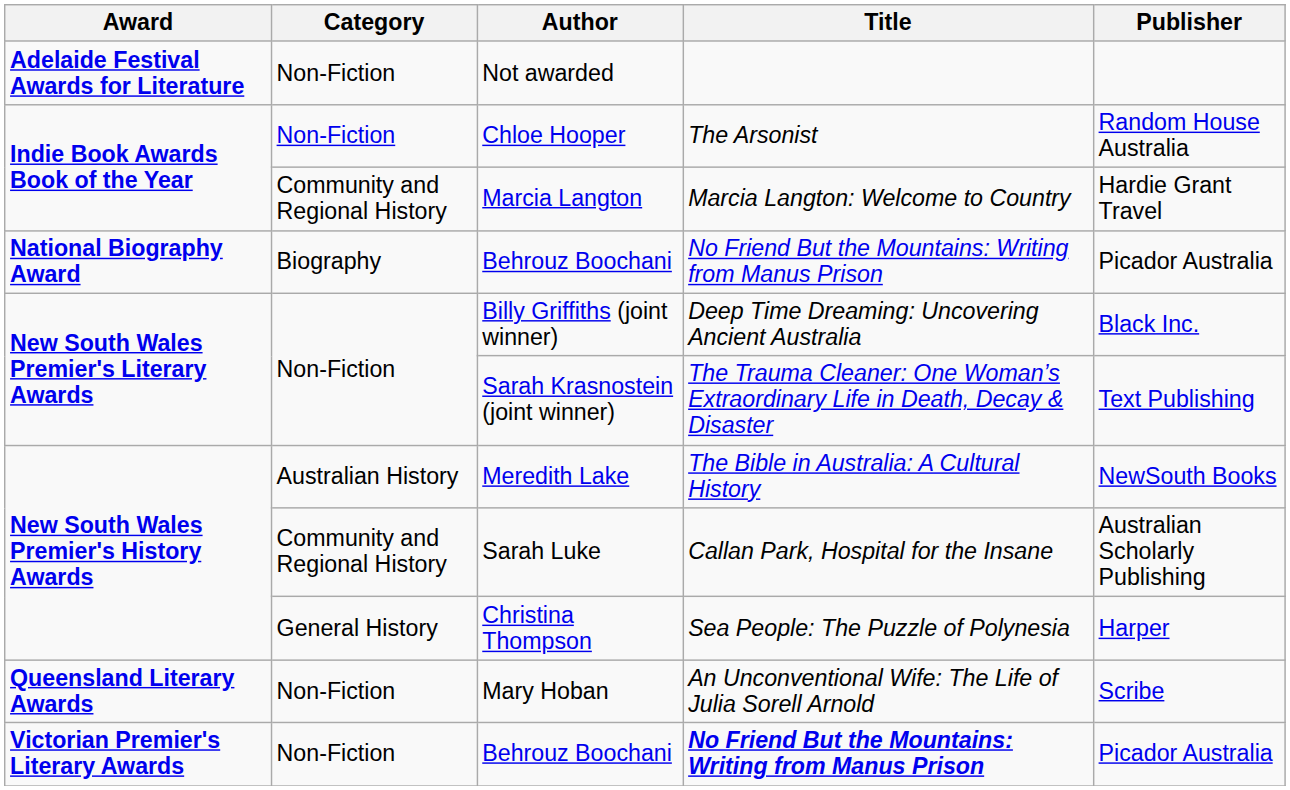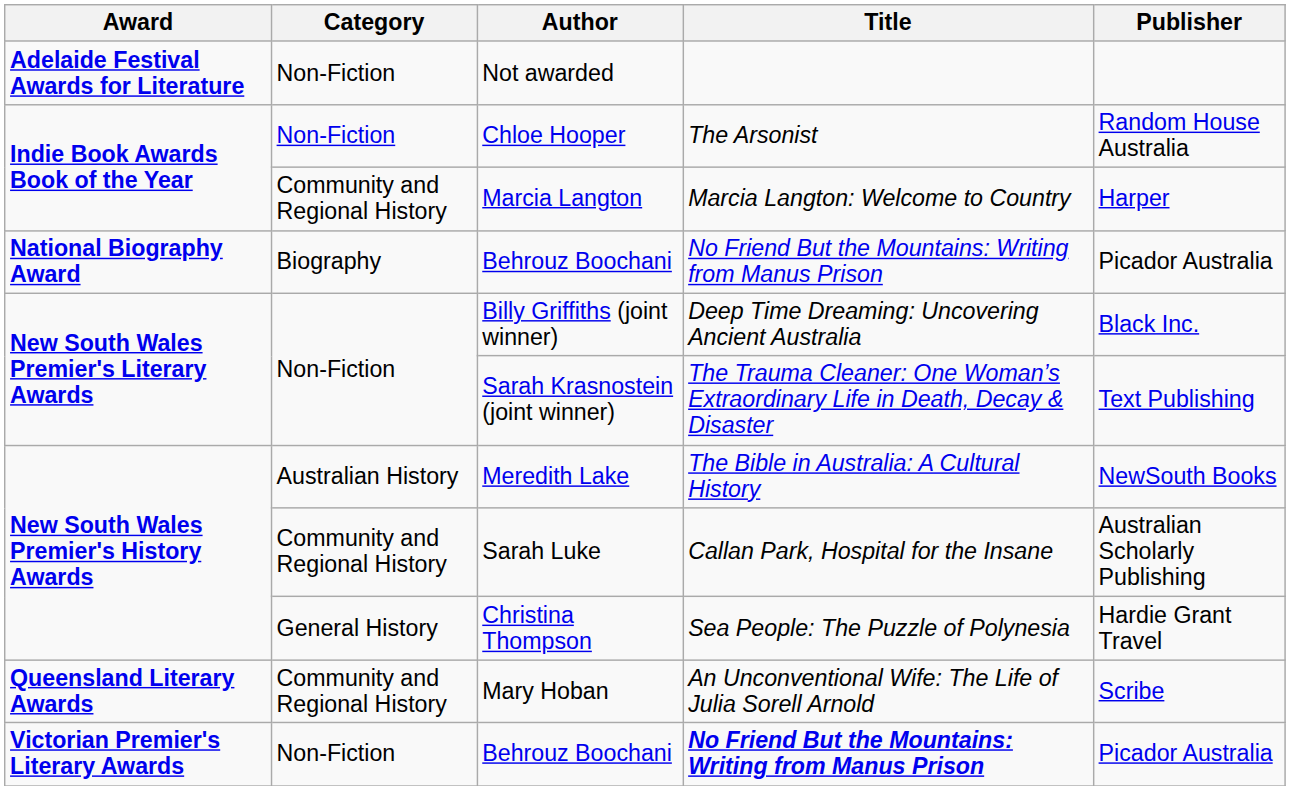(1165, 198) Hardie Grant Travel -> (1134, 198) Harper
(1134, 628) Harper -> (1165, 628) Hardie Grant Travel
(336, 690) Non-Fiction -> (362, 690) Community and Regional History
